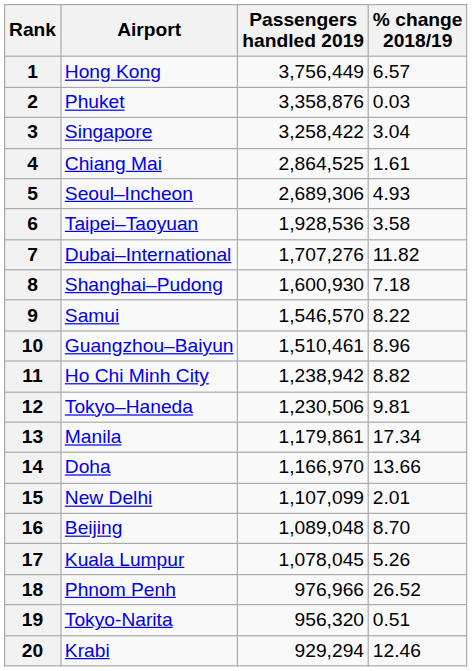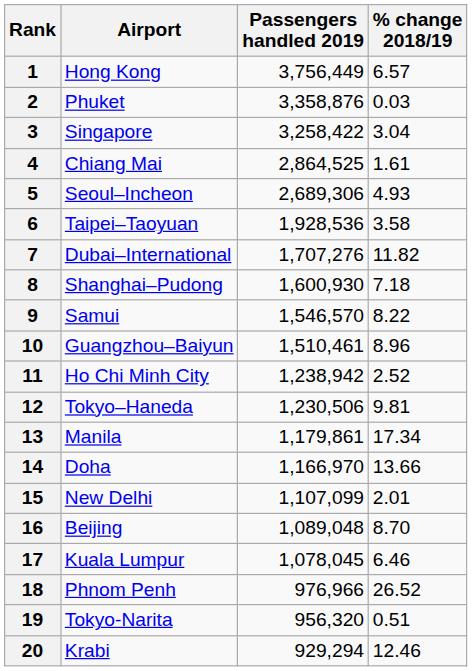(392, 376) 8.82 -> (392, 376) 2.52
(392, 558) 5.26 -> (392, 558) 6.46
